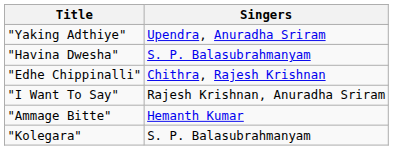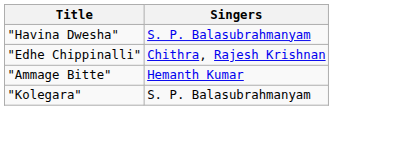- row: (67, 35)
- row: (63, 95)
